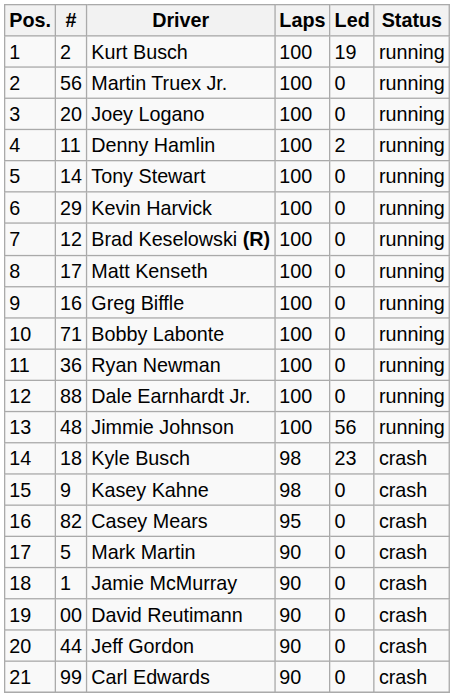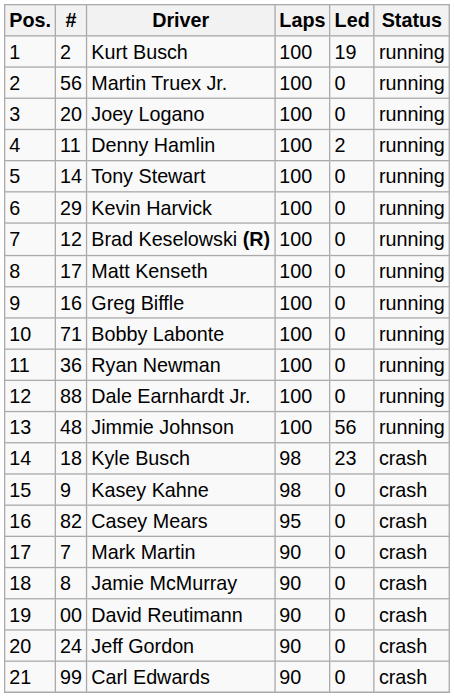(66, 552) 5 -> (66, 552) 7
(66, 584) 1 -> (66, 584) 8
(71, 646) 44 -> (71, 646) 24
